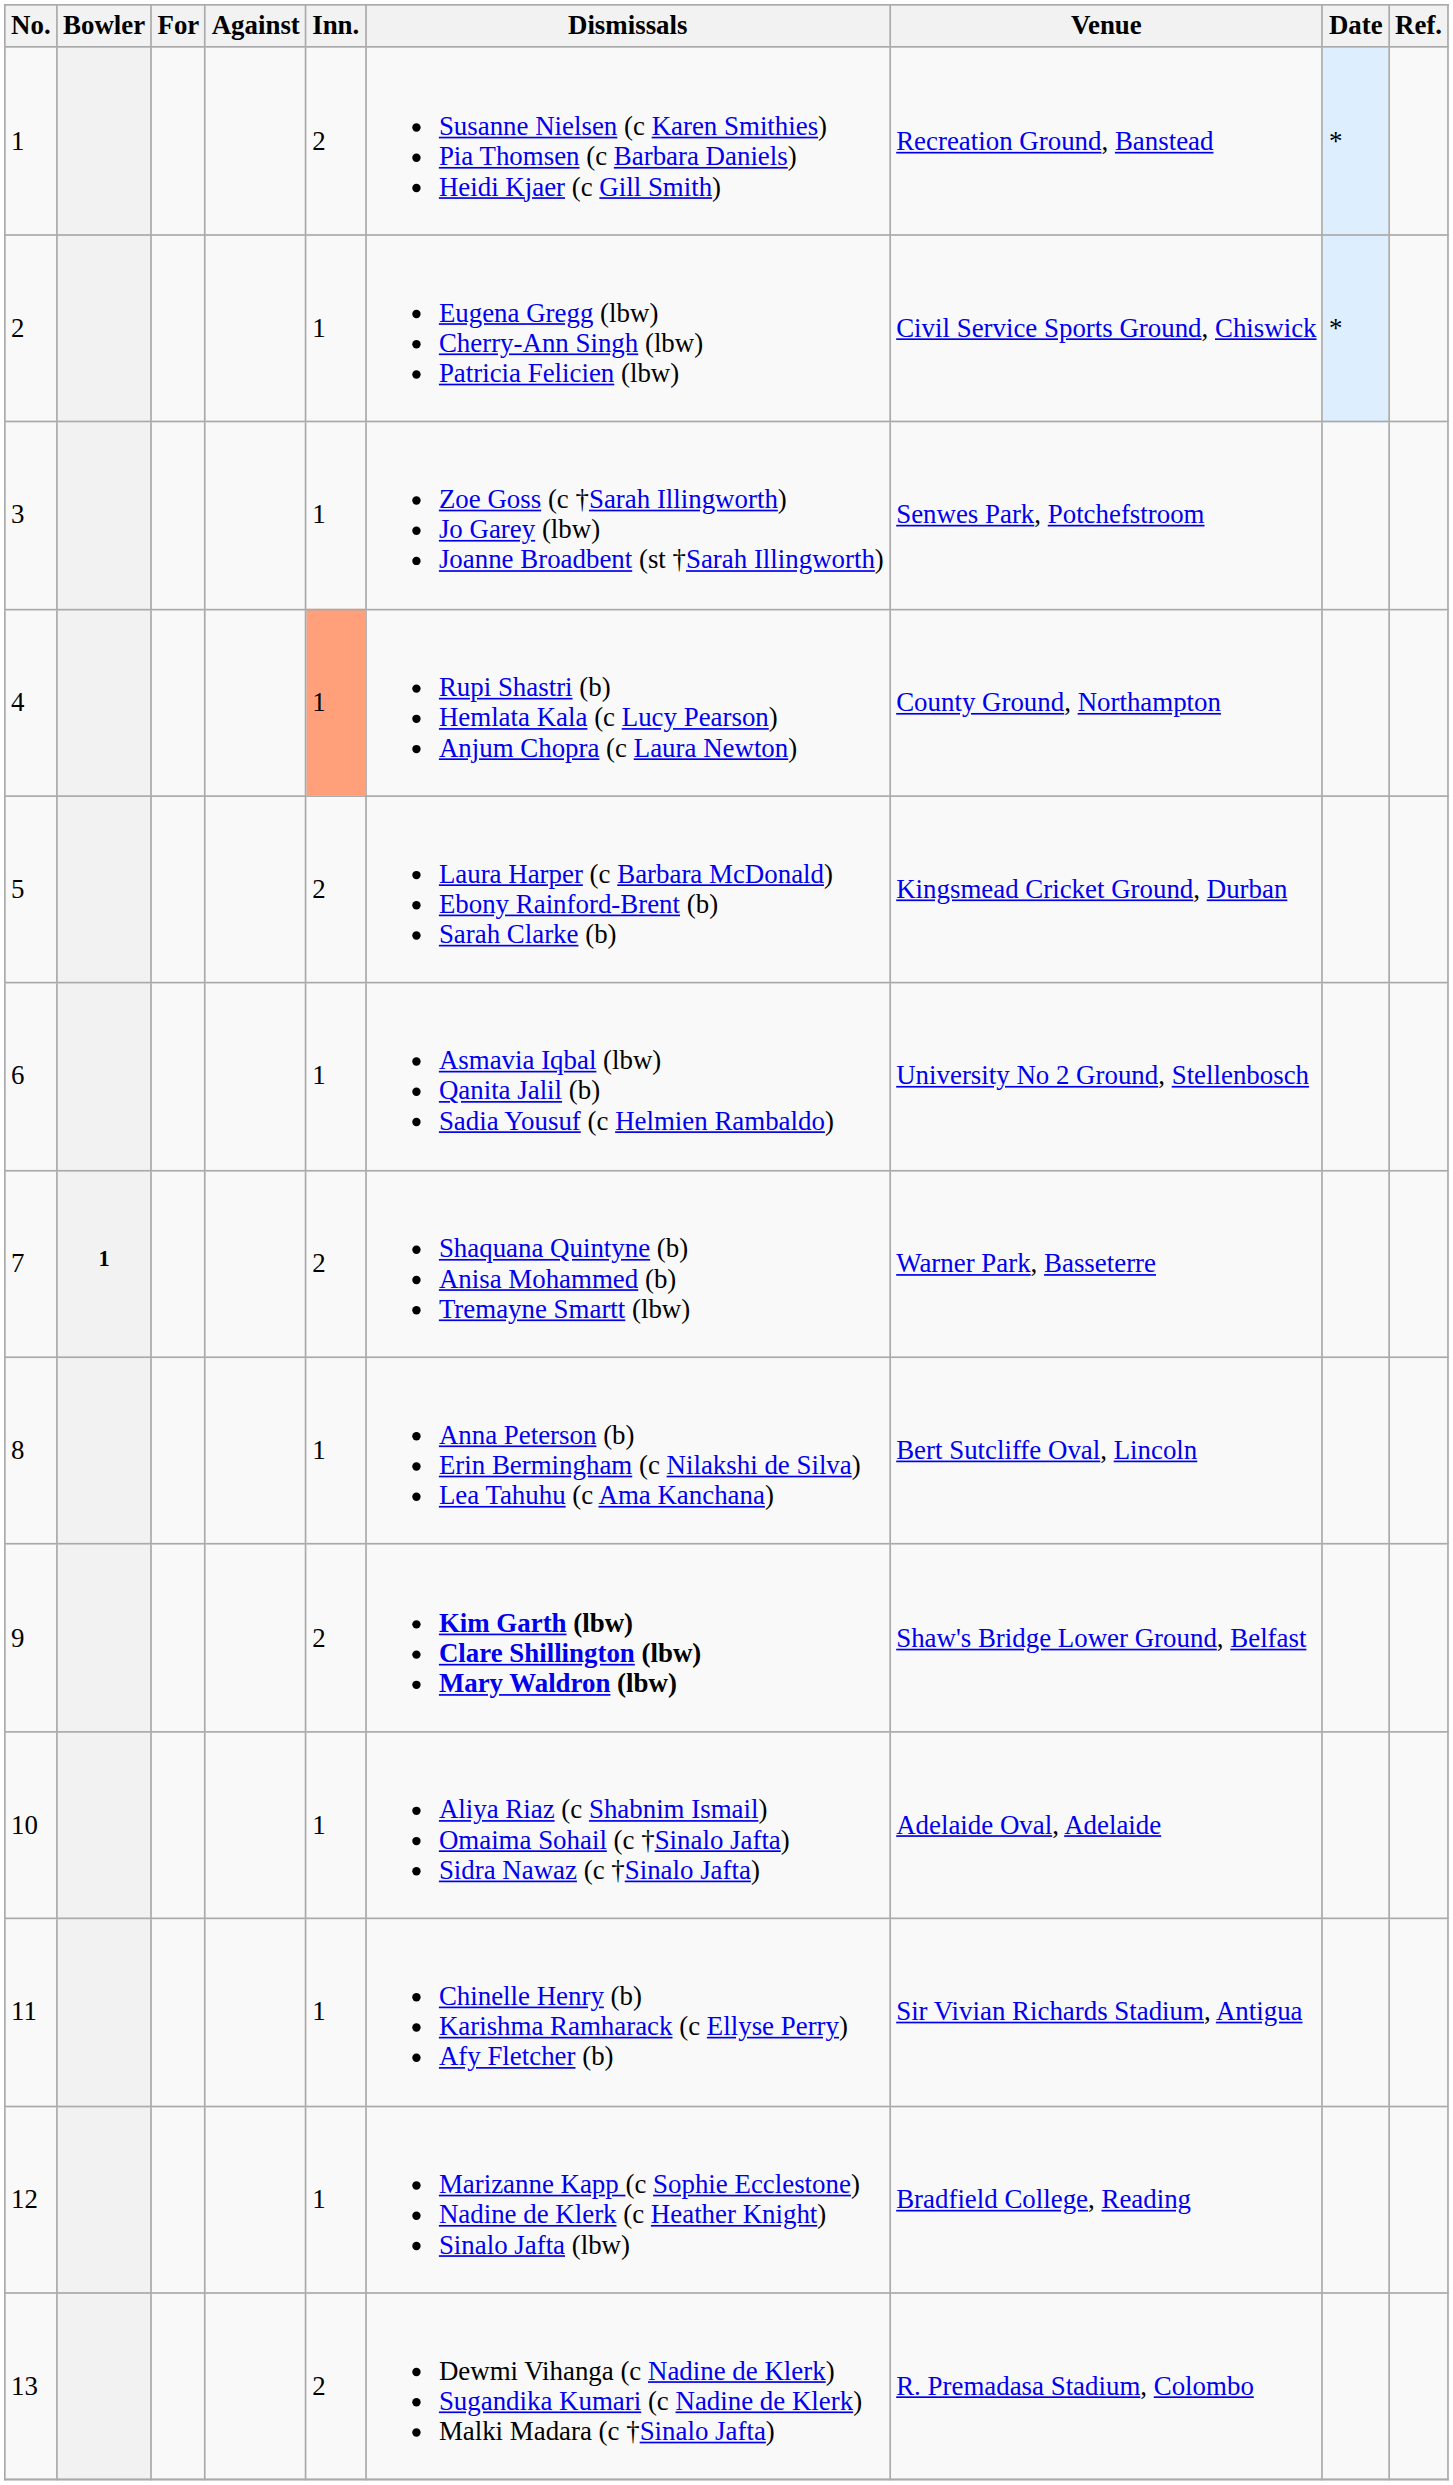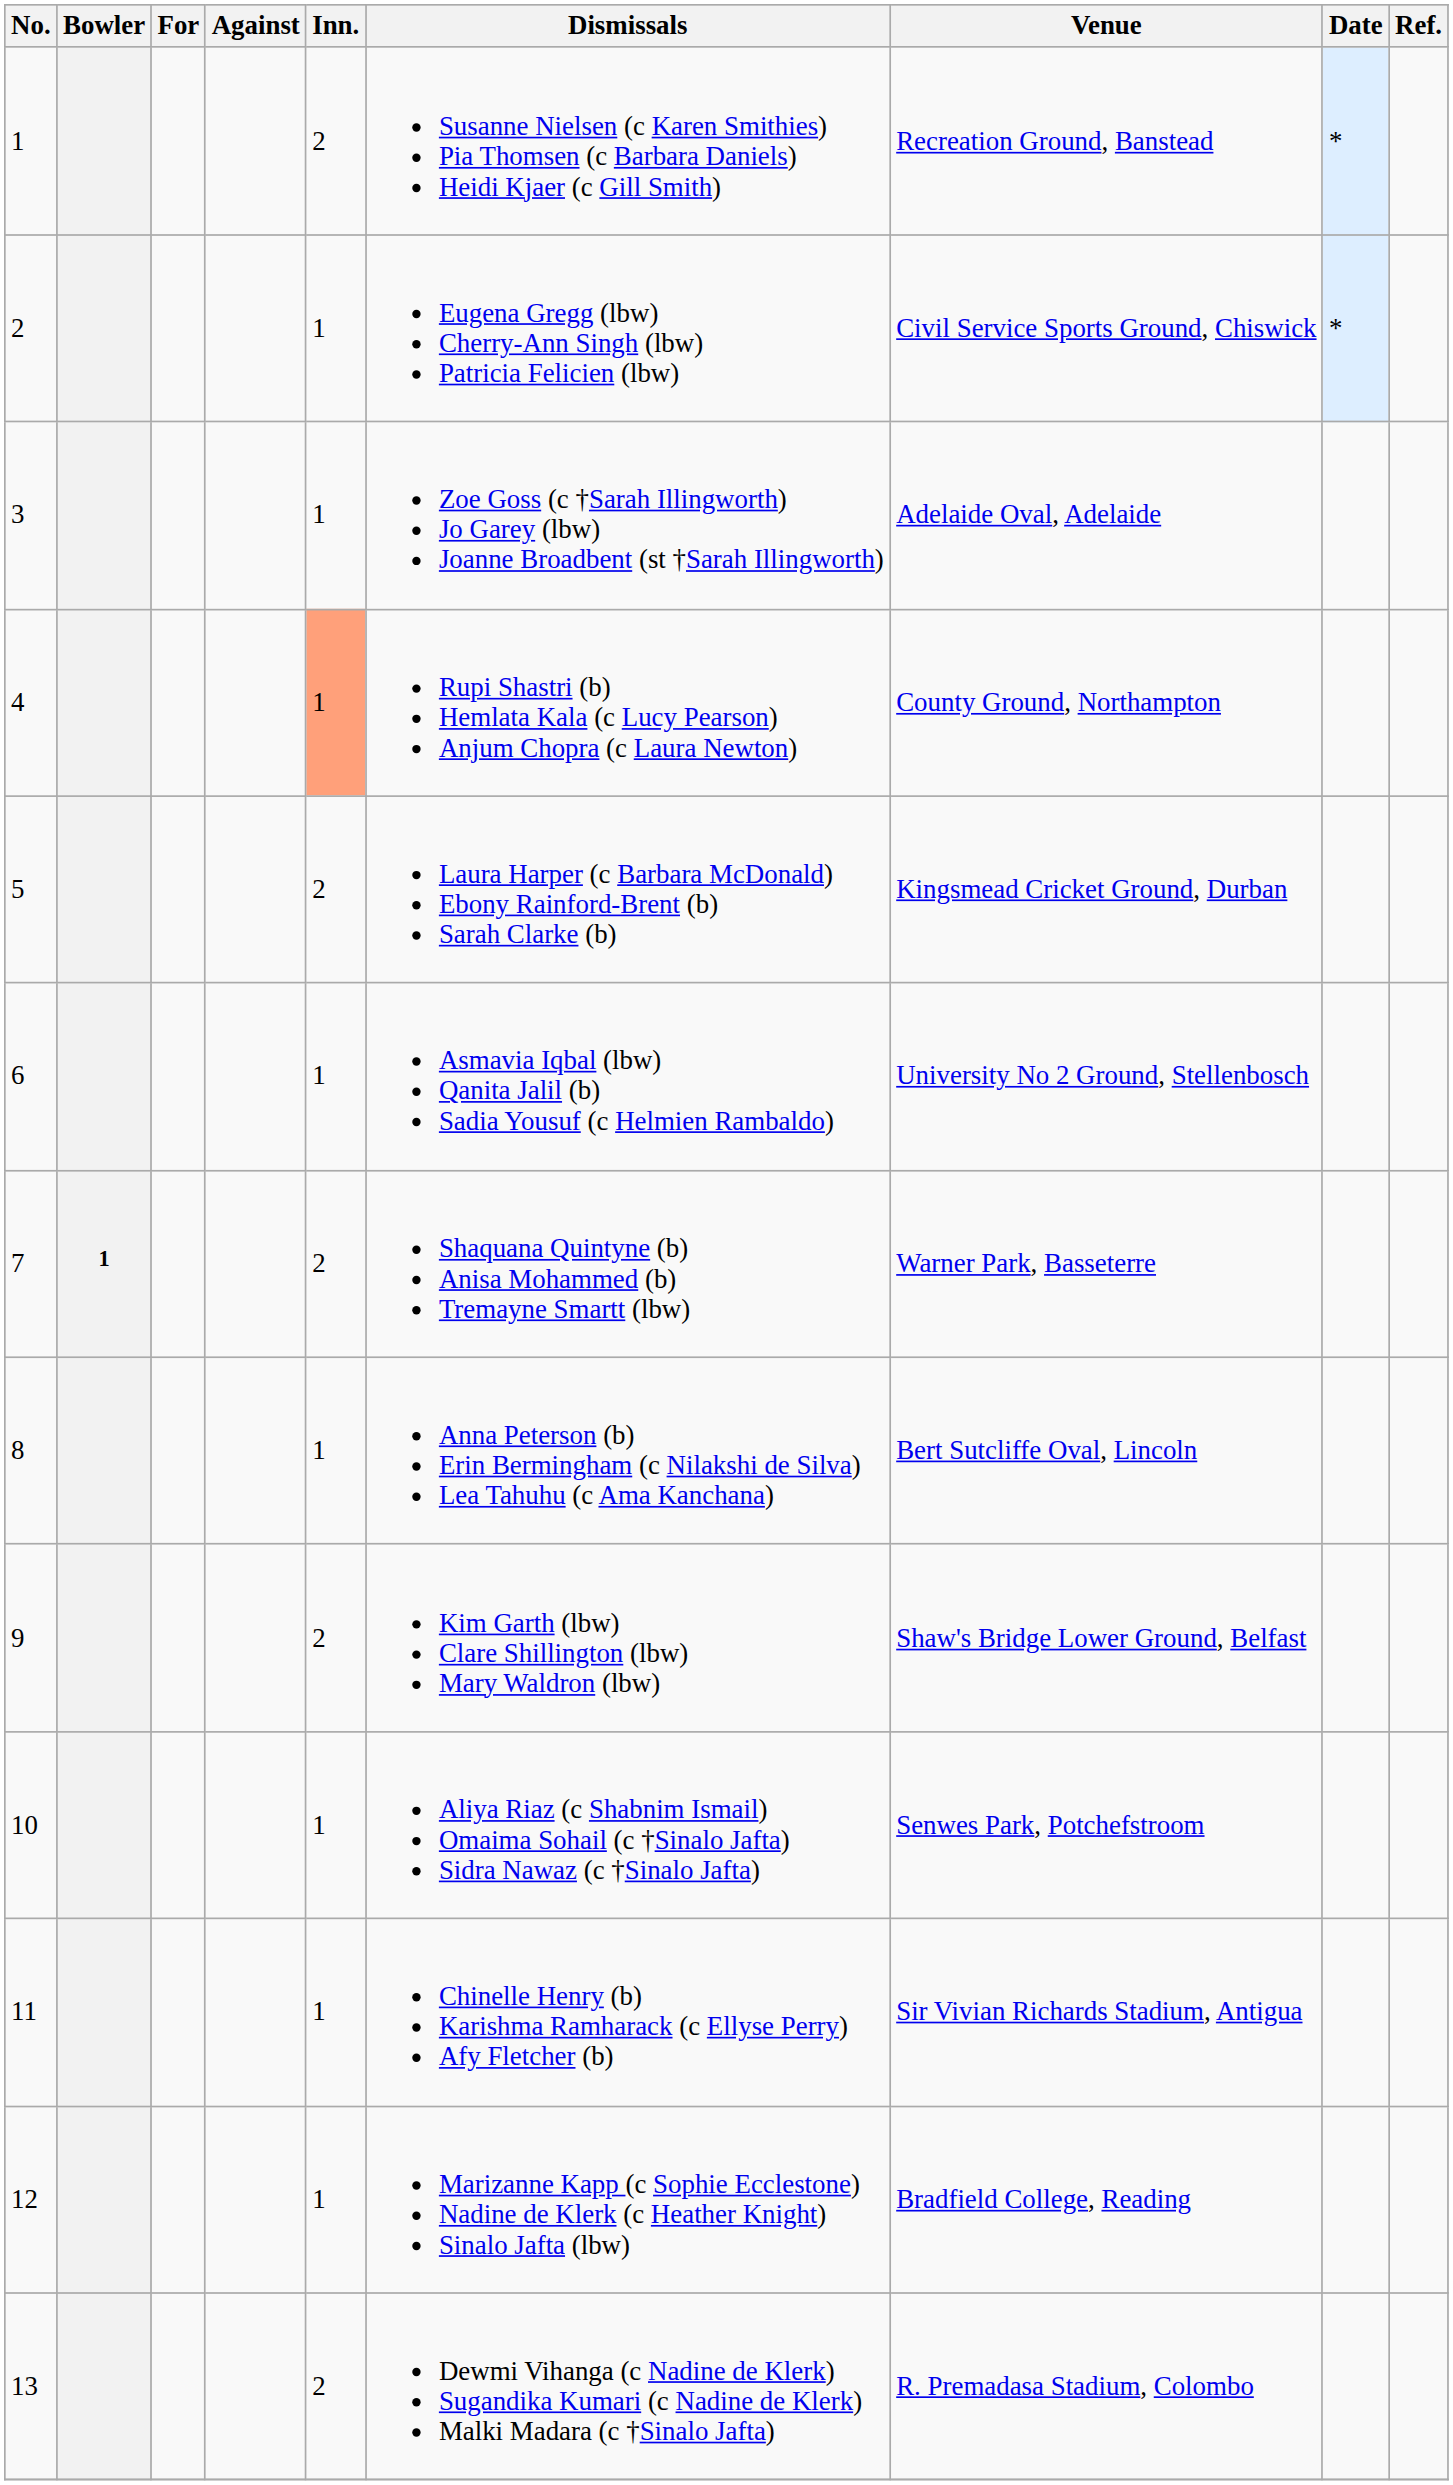(1050, 514) Senwes Park, Potchefstroom -> (1029, 514) Adelaide Oval, Adelaide
(628, 1653) bold -> (628, 1653) normal
(1029, 1824) Adelaide Oval, Adelaide -> (1050, 1824) Senwes Park, Potchefstroom
